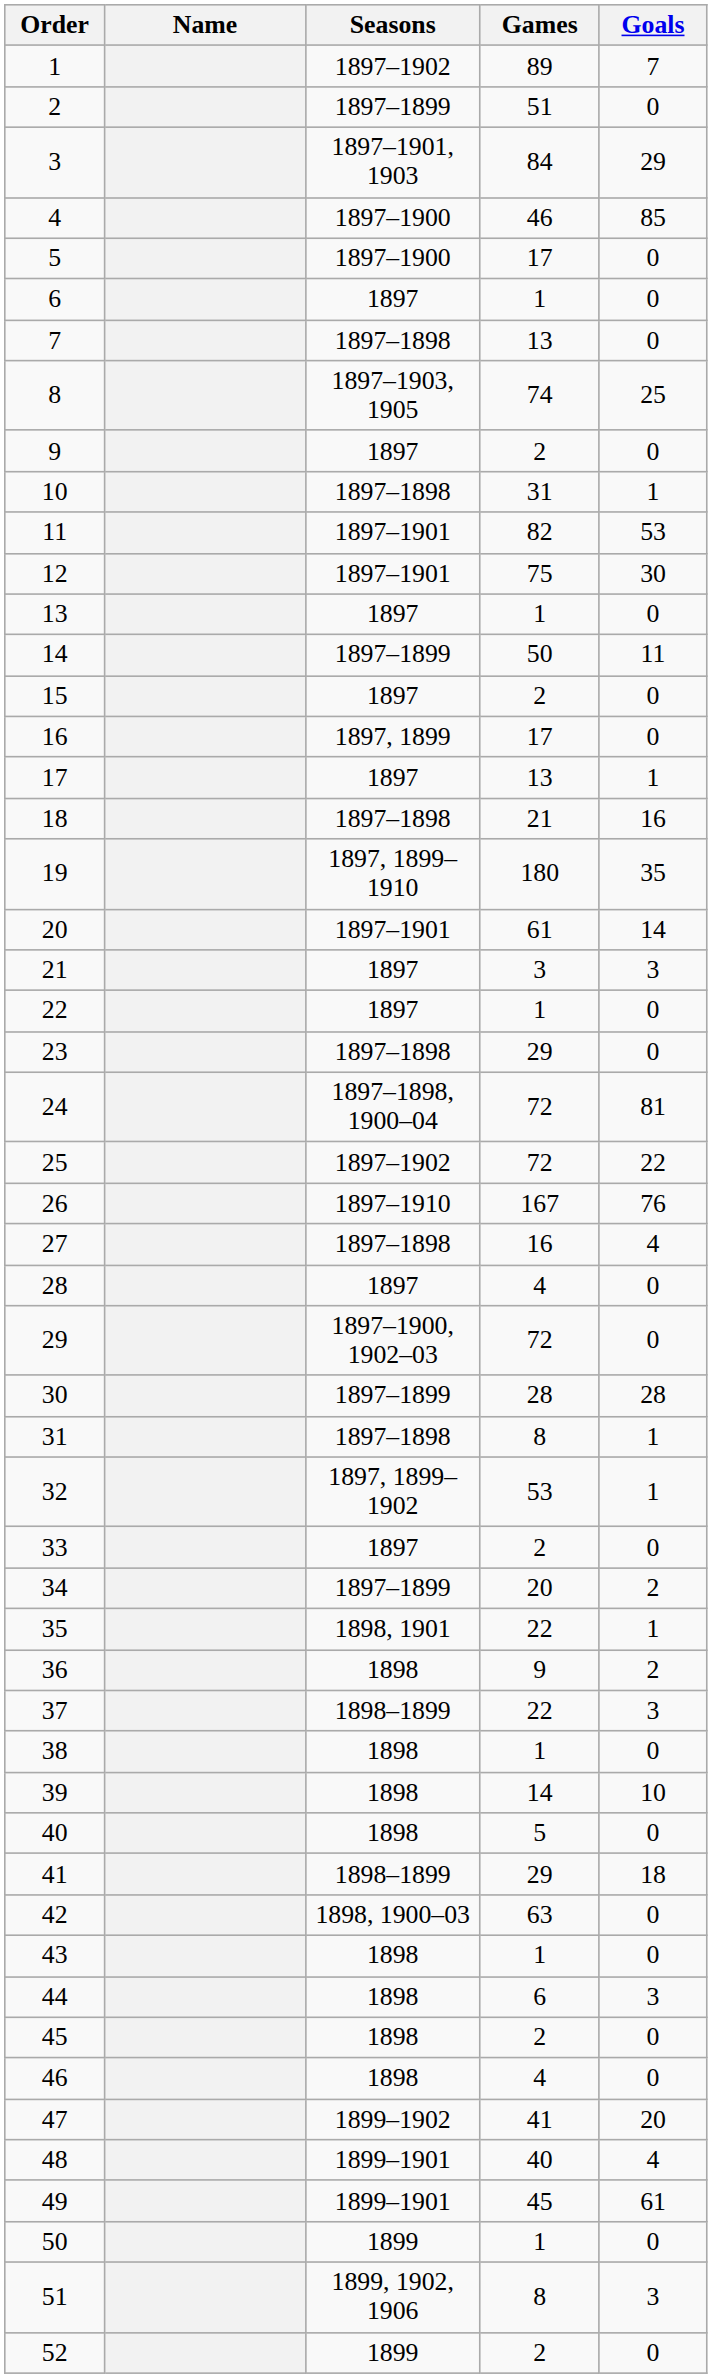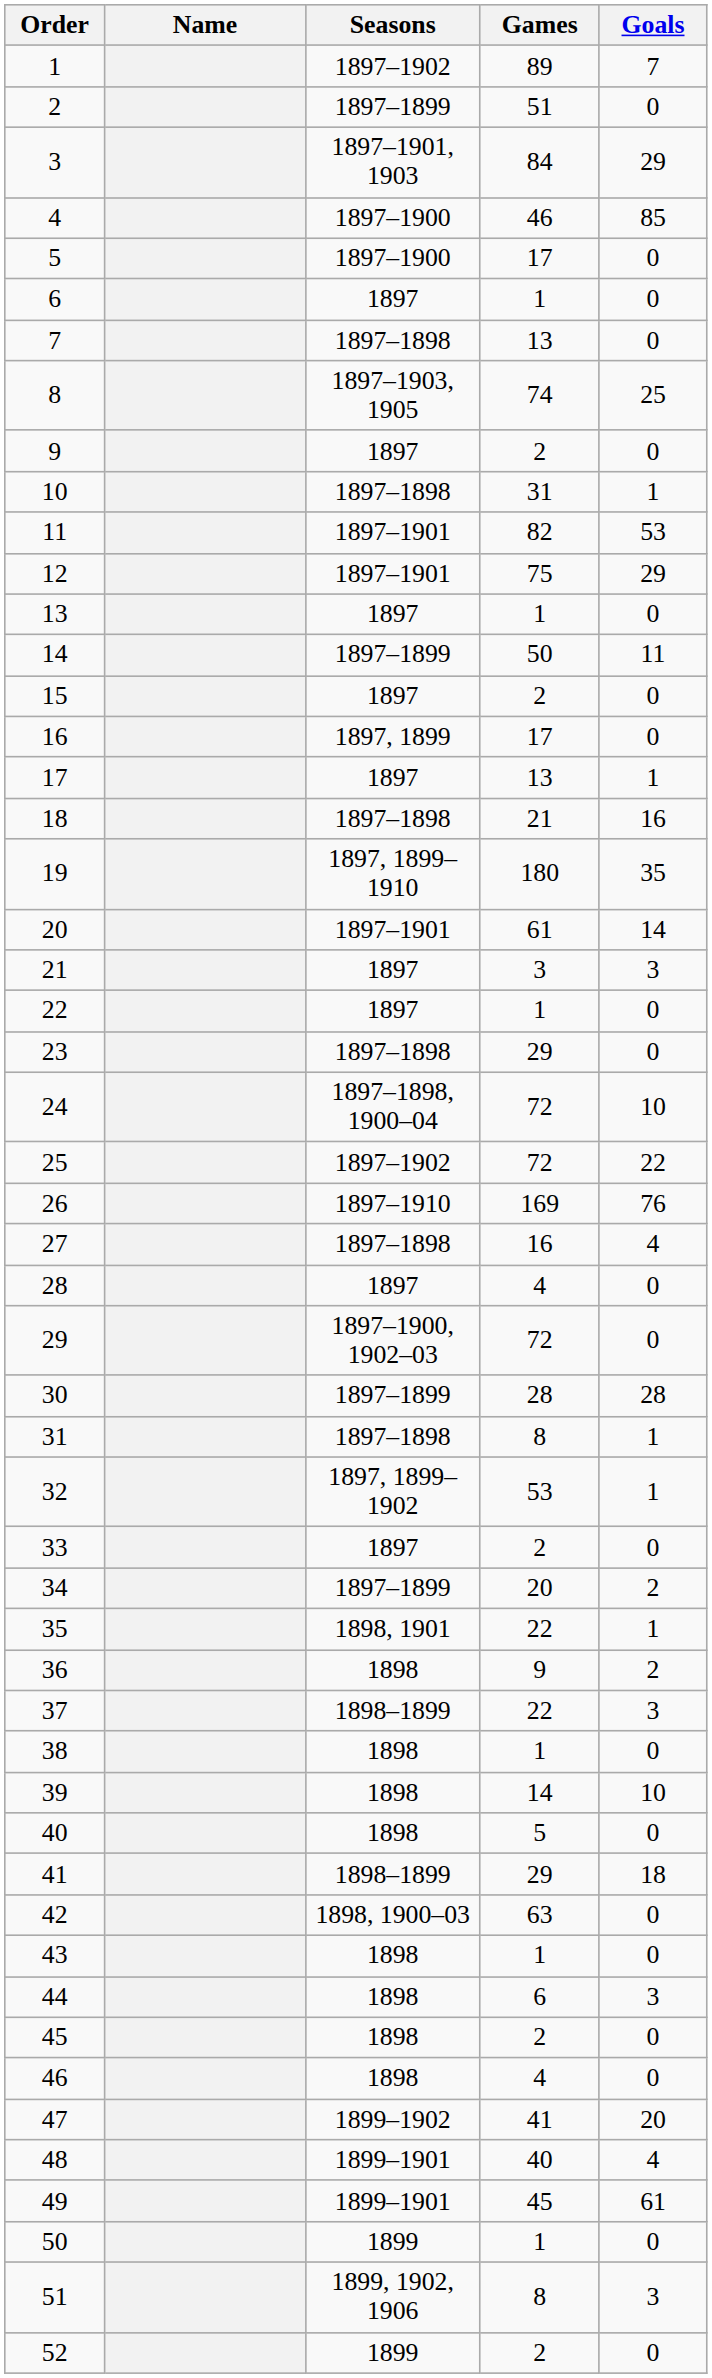(653, 573) 30 -> (653, 573) 29
(653, 1106) 81 -> (653, 1106) 10
(540, 1203) 167 -> (540, 1203) 169
